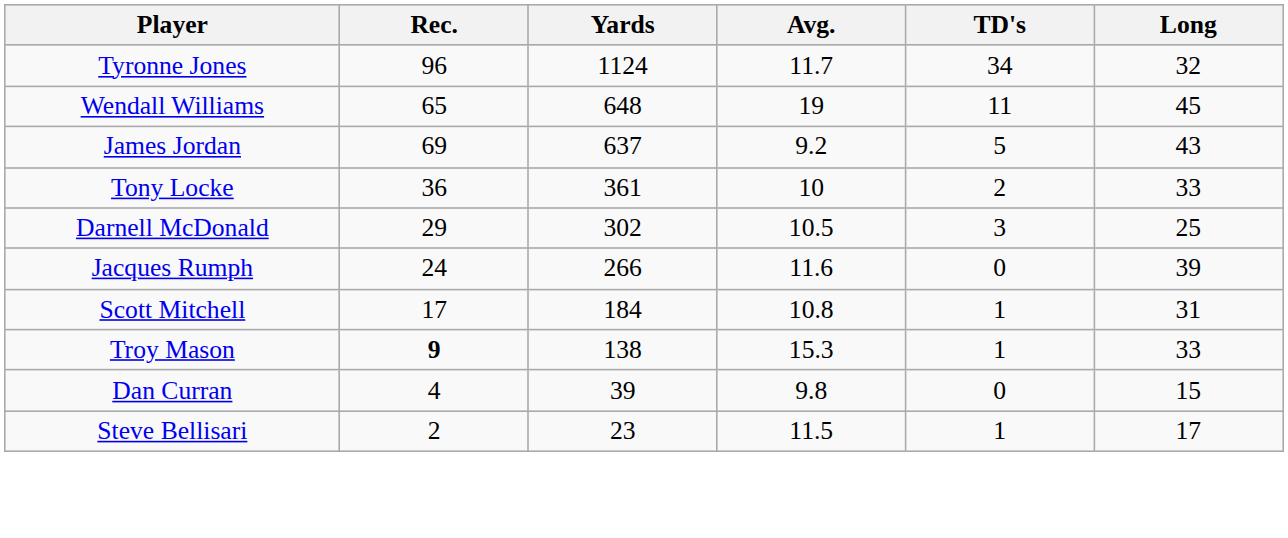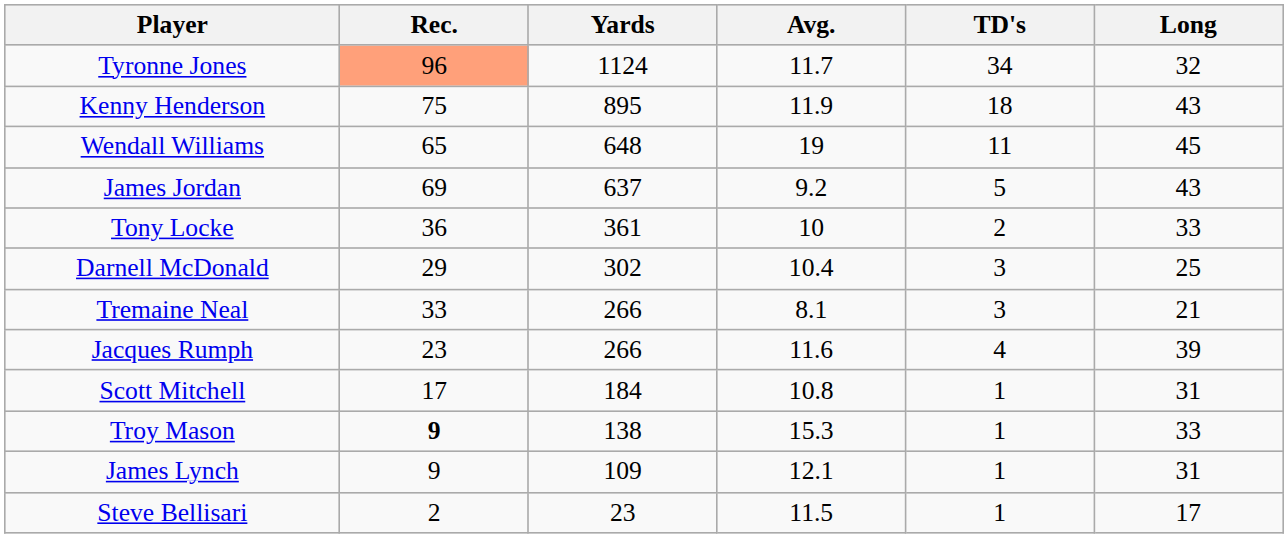(434, 65) no background -> (434, 65) lightsalmon background
+ row: (172, 106)
(811, 227) 10.5 -> (811, 268) 10.4
+ row: (172, 308)
(434, 268) 24 -> (434, 349) 23
(1000, 268) 0 -> (1000, 349) 4
+ row: (172, 471)
- row: (172, 390)
